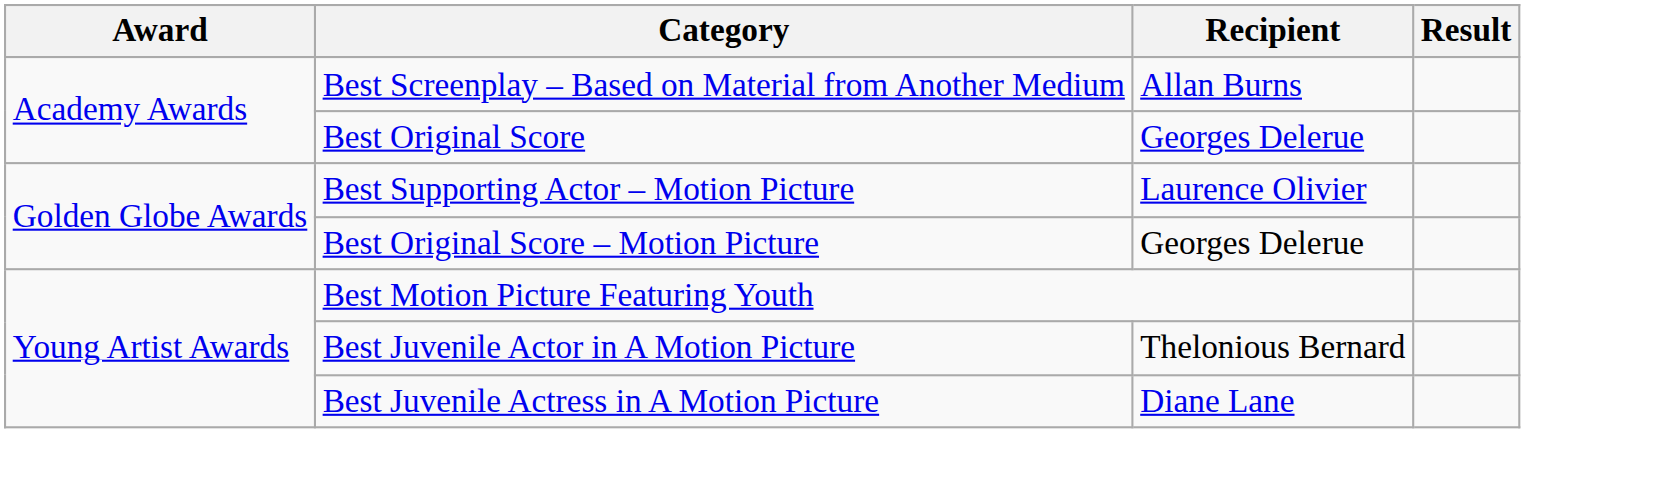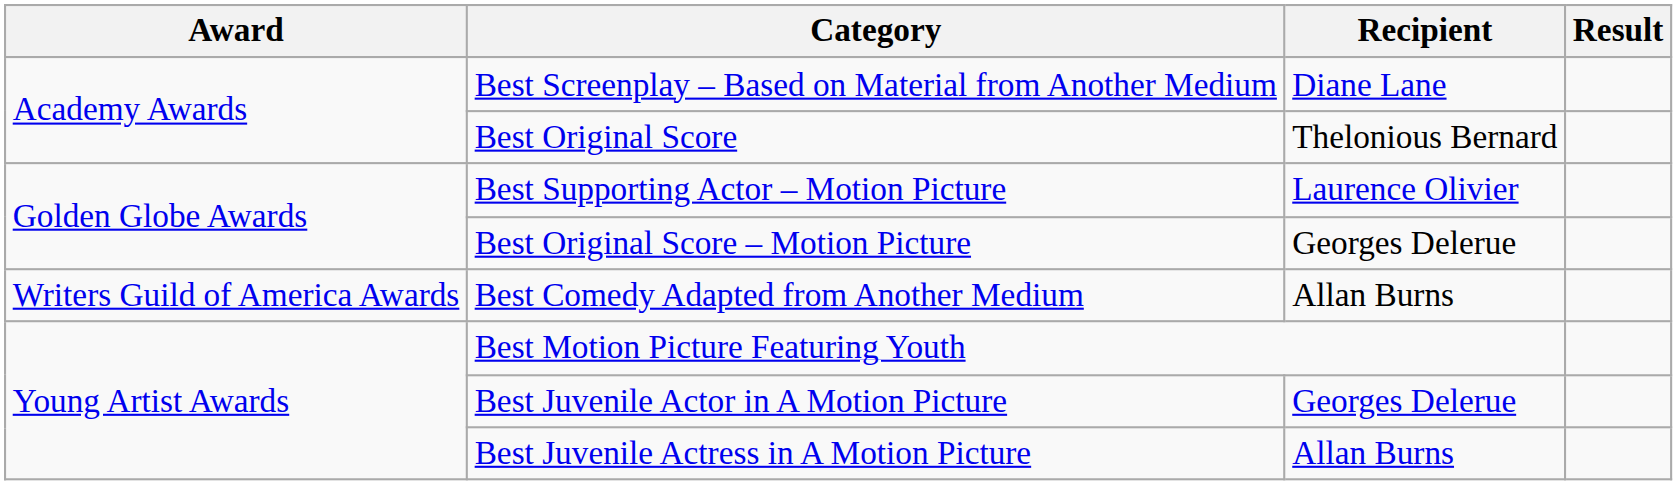(1221, 83) Allan Burns -> (1369, 83) Diane Lane
(1252, 136) Georges Delerue -> (1425, 136) Thelonious Bernard
+ row: (779, 294)
(1273, 347) Thelonious Bernard -> (1404, 400) Georges Delerue
(1217, 400) Diane Lane -> (1373, 453) Allan Burns
